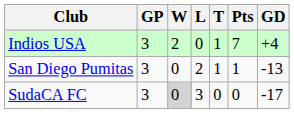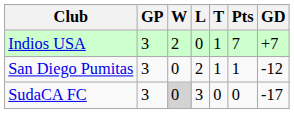(270, 43) +4 -> (270, 43) +7
(272, 69) -13 -> (272, 69) -12
